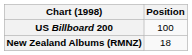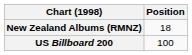rows swapped: (74, 43) <-> (74, 27)
